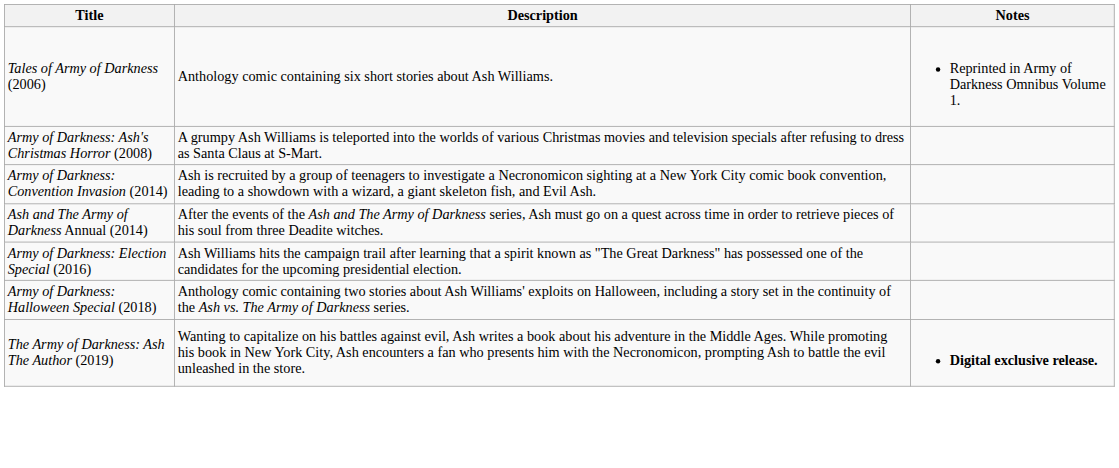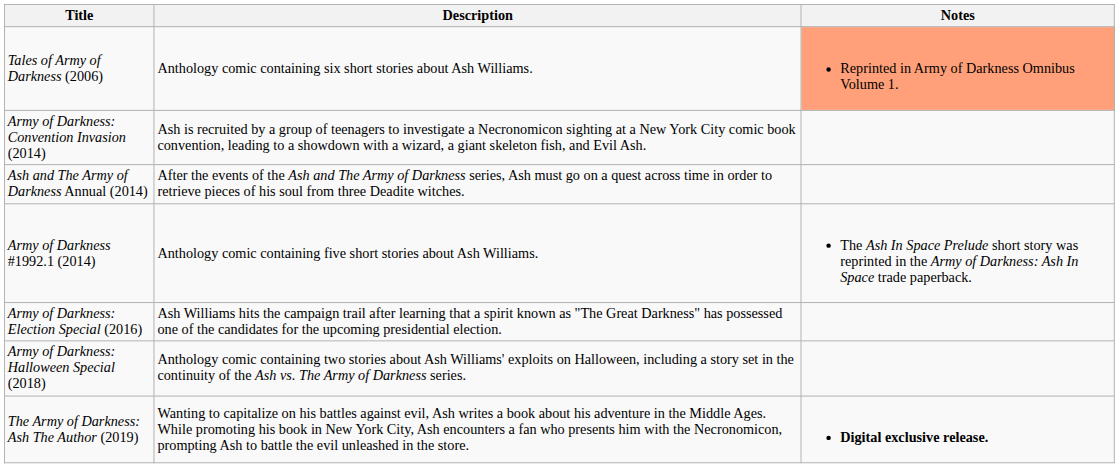(1013, 85) no background -> (958, 77) lightsalmon background
- row: (80, 145)
+ row: (59, 252)
